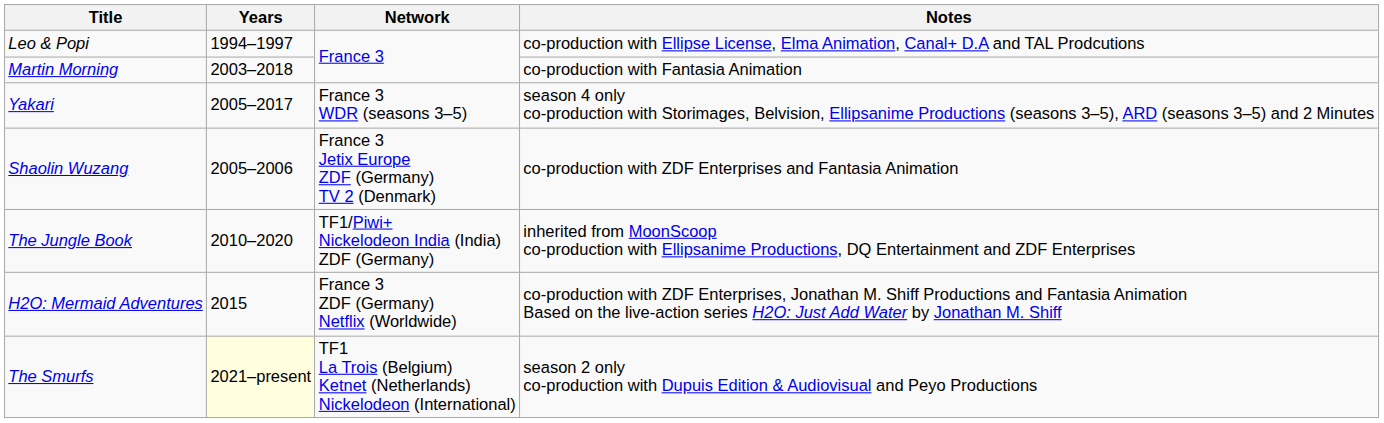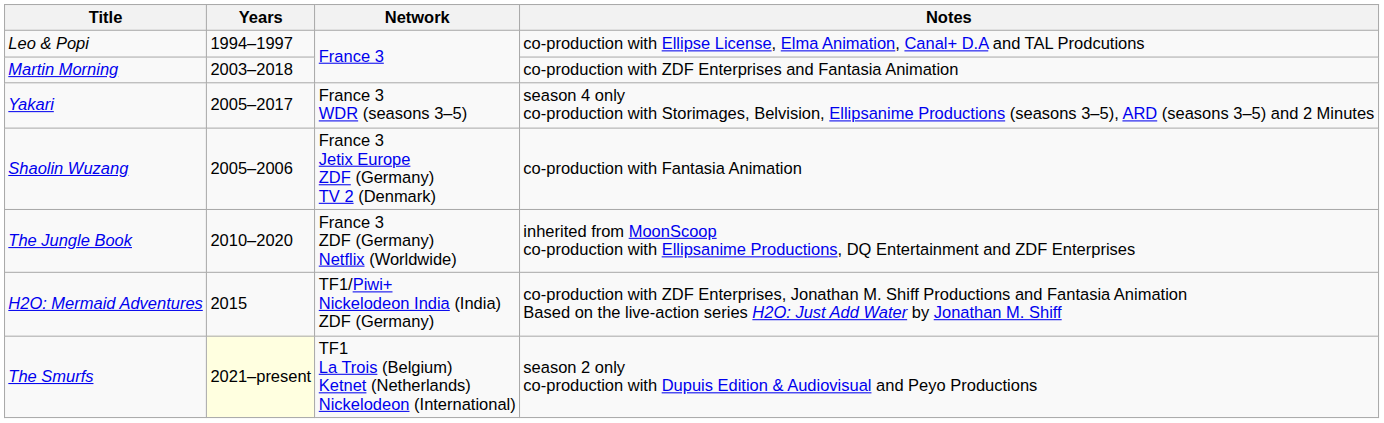(663, 69) co-production with Fantasia Animation -> (741, 69) co-production with ZDF Enterprises and Fantasia Animation
(741, 168) co-production with ZDF Enterprises and Fantasia Animation -> (663, 168) co-production with Fantasia Animation
(410, 240) TF1/Piwi+ Nickelodeon India (India) ZDF (Germany) -> (388, 240) France 3 ZDF (Germany) Netflix (Worldwide)
(388, 304) France 3 ZDF (Germany) Netflix (Worldwide) -> (410, 304) TF1/Piwi+ Nickelodeon India (India) ZDF (Germany)
